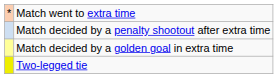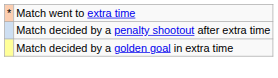- row: (52, 65)
